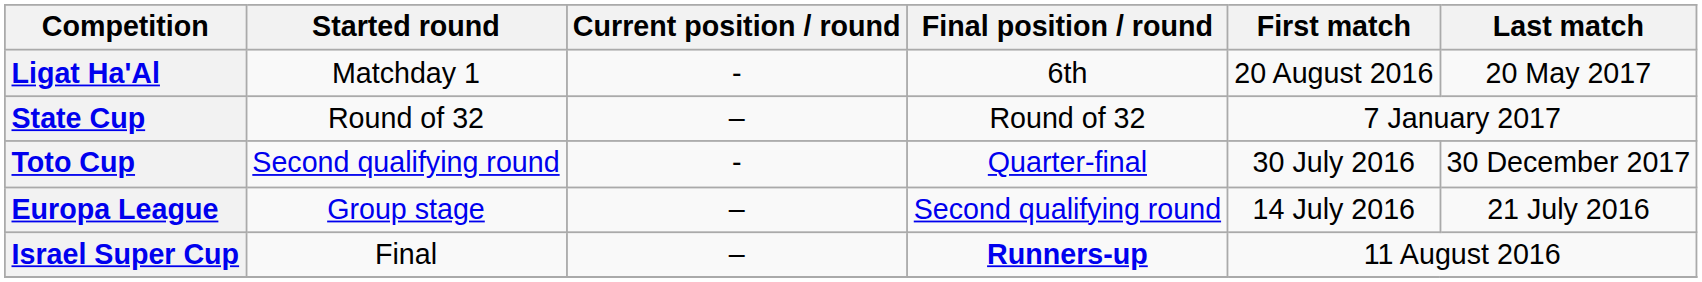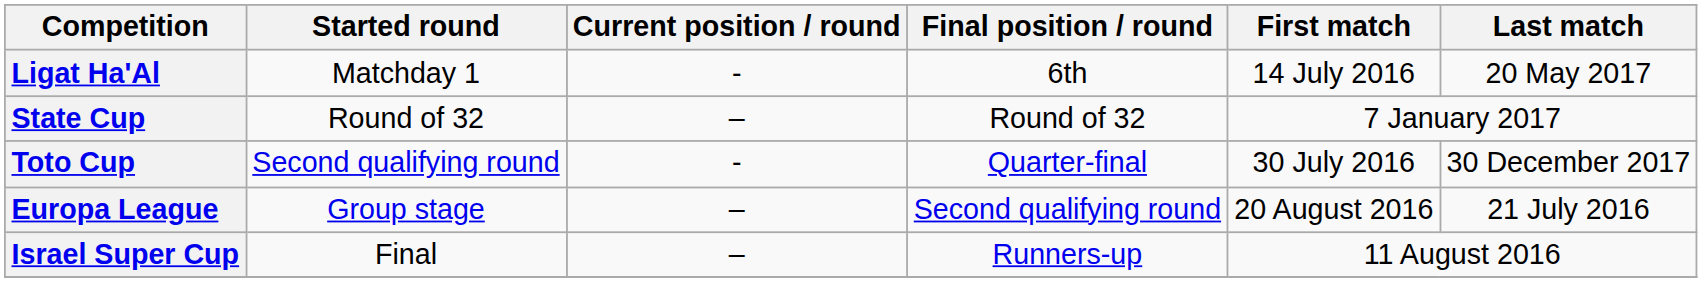(1334, 72) 20 August 2016 -> (1334, 72) 14 July 2016
(1334, 208) 14 July 2016 -> (1334, 208) 20 August 2016
(1067, 254) bold -> (1067, 254) normal
